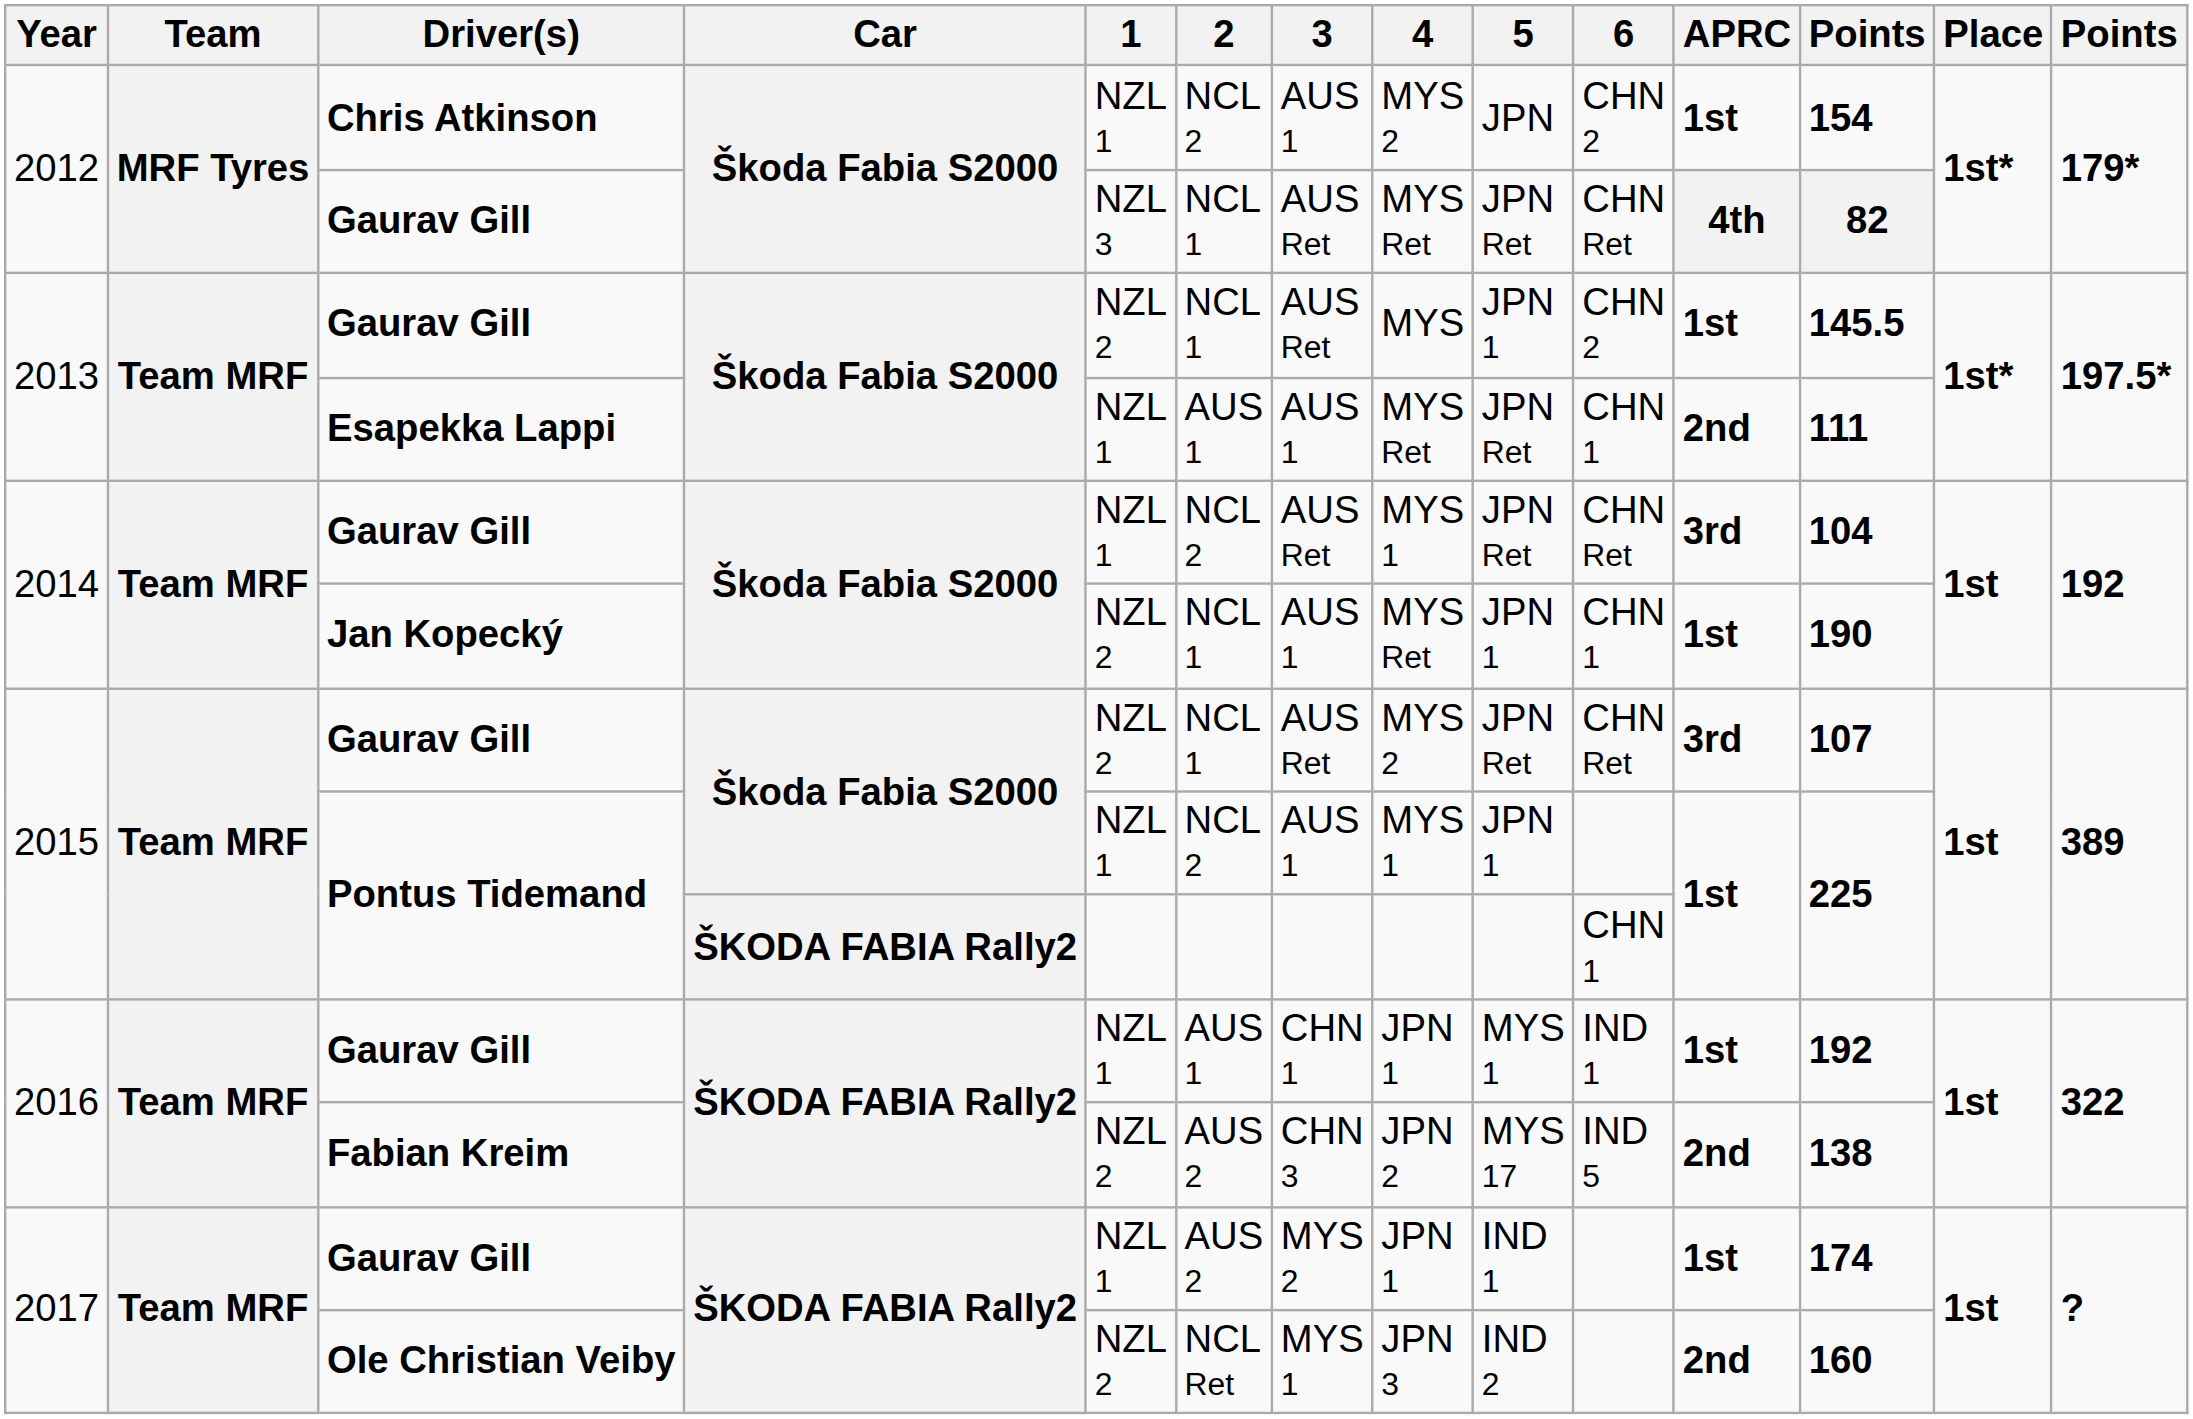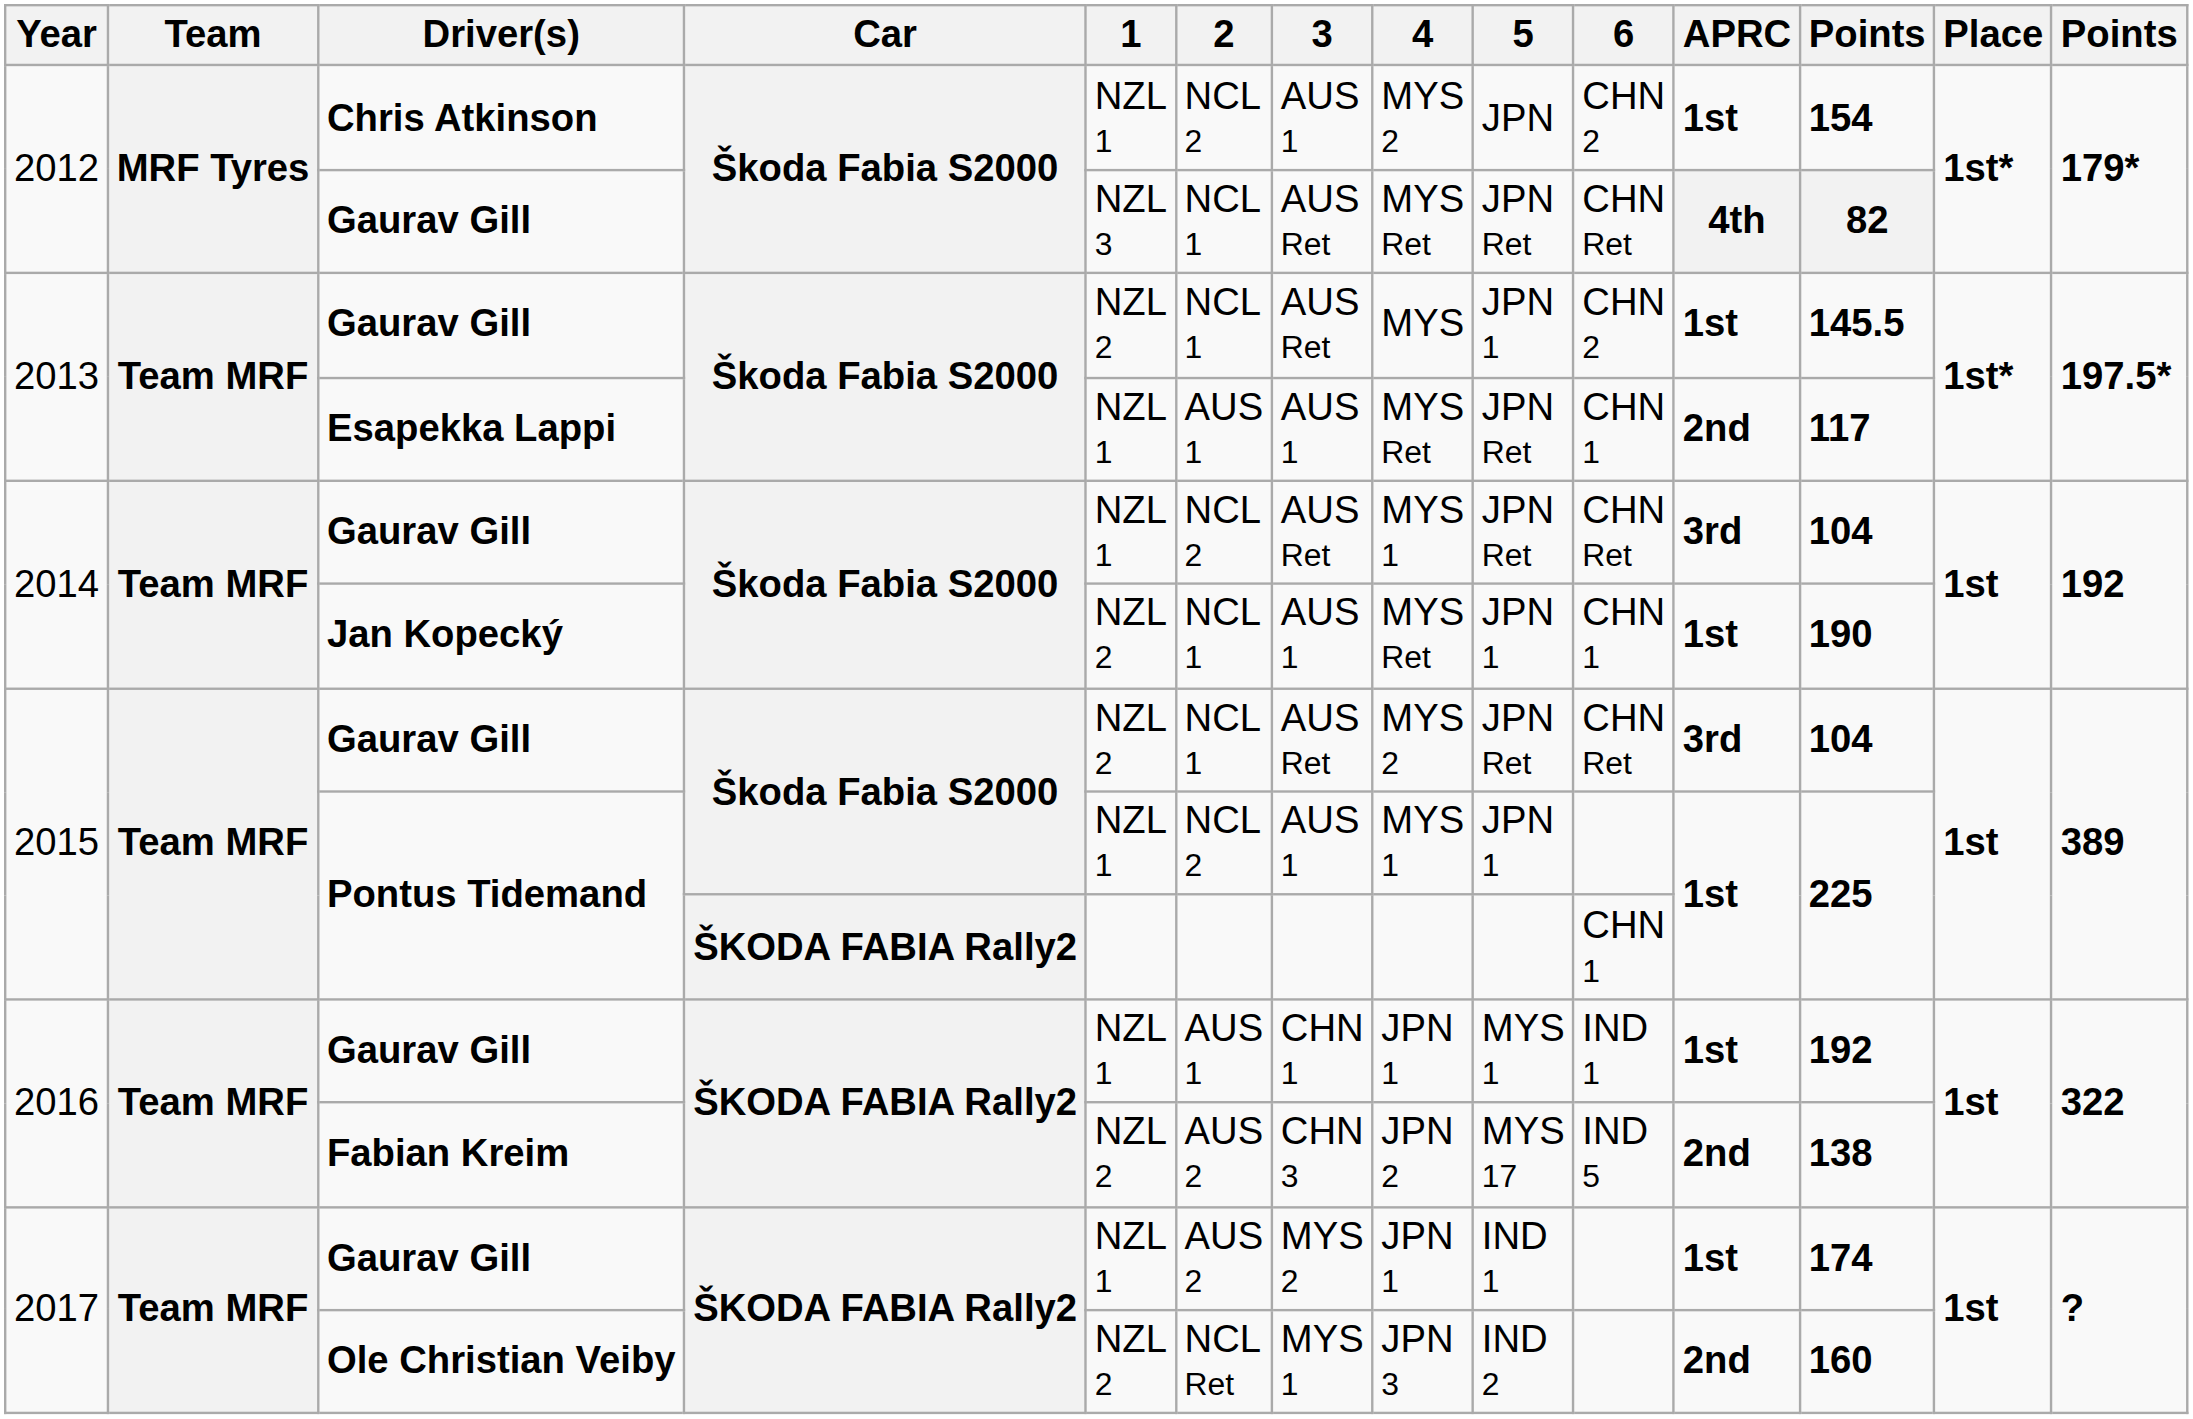(1839, 427) 111 -> (1840, 427) 117
(1841, 738) 107 -> (1841, 738) 104
